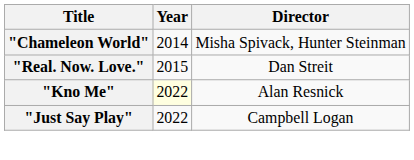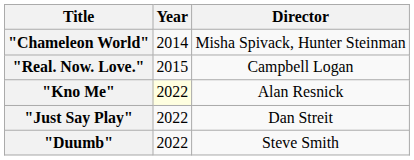(301, 67) Dan Streit -> (301, 67) Campbell Logan
(301, 117) Campbell Logan -> (301, 117) Dan Streit
+ row: (79, 142)
